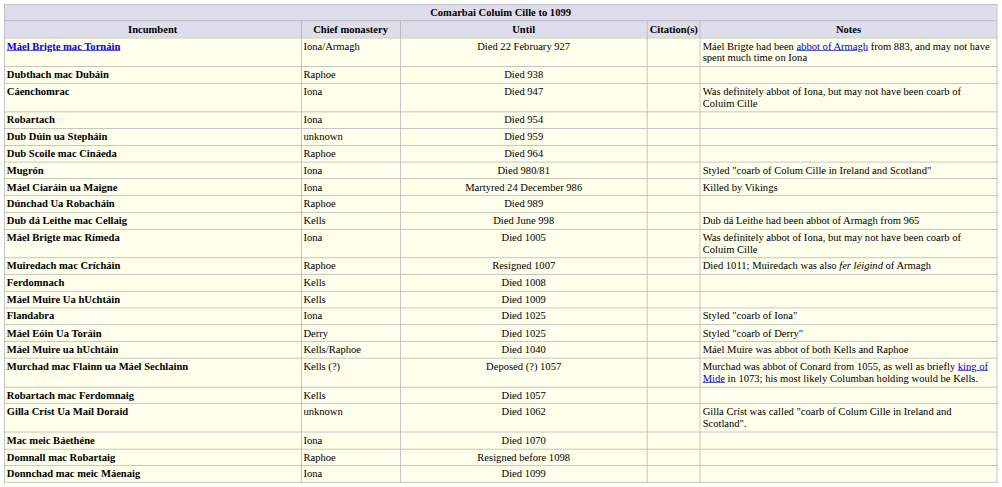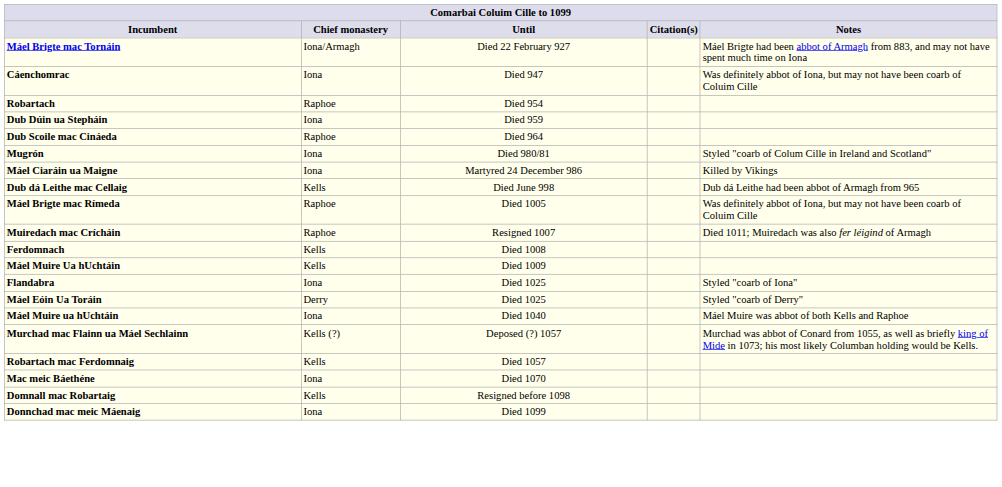- row: (58, 74)
(313, 120) Iona -> (320, 103) Raphoe
(323, 137) unknown -> (313, 120) Iona
- row: (61, 204)
(313, 237) Iona -> (320, 204) Raphoe
(332, 349) Kells/Raphoe -> (313, 316) Iona
- row: (67, 412)
(320, 457) Raphoe -> (315, 395) Kells
